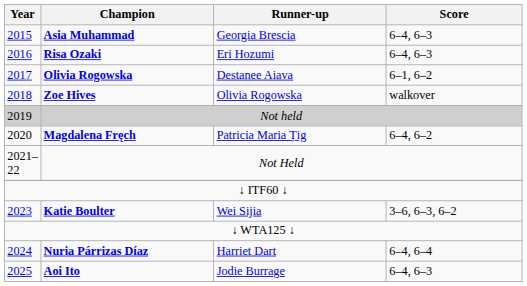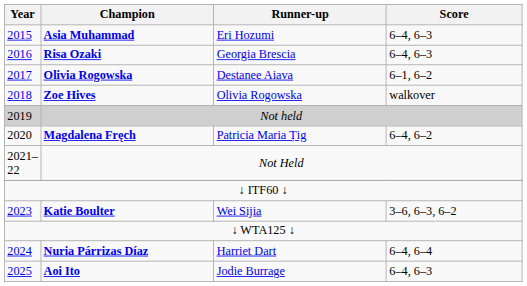(256, 35) Georgia Brescia -> (245, 35) Eri Hozumi
(245, 55) Eri Hozumi -> (256, 55) Georgia Brescia
